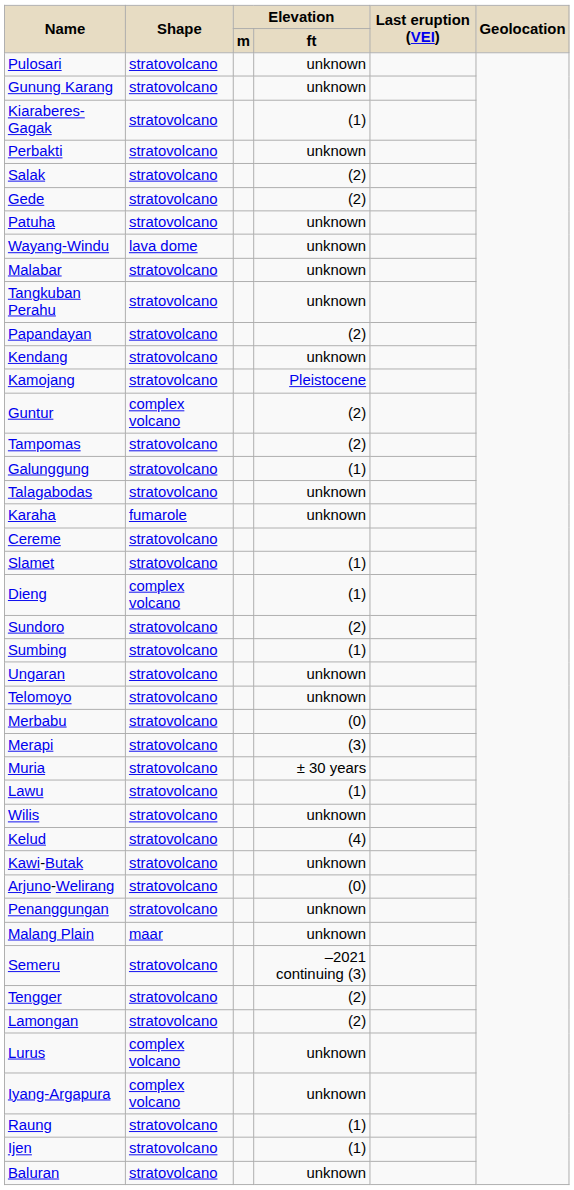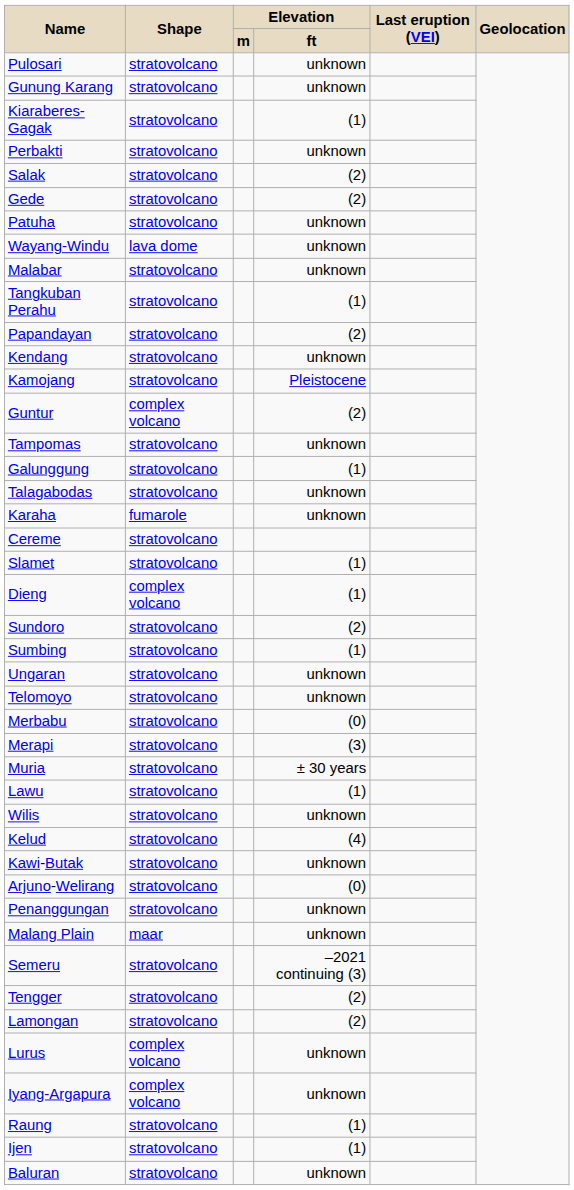(336, 301) unknown -> (357, 301) (1)
(357, 444) (2) -> (336, 444) unknown
